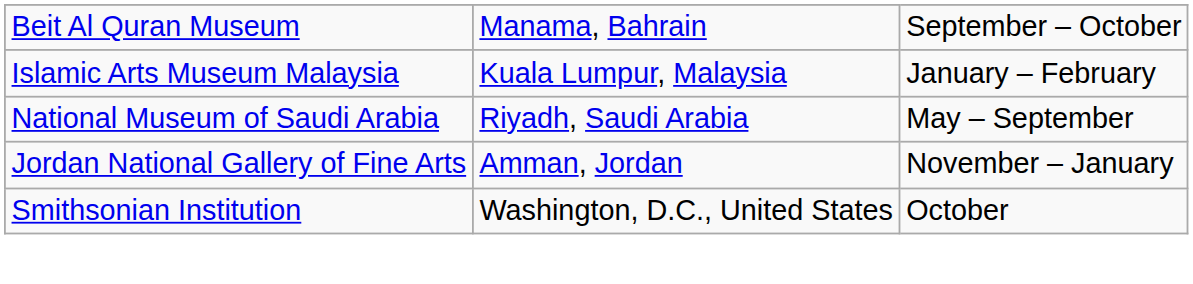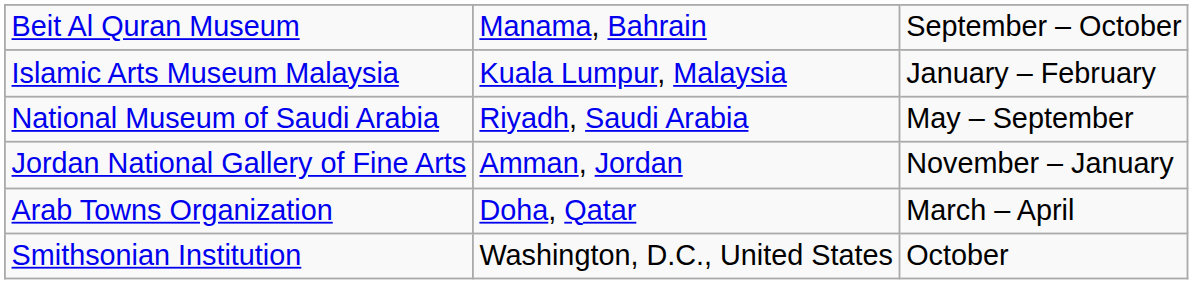+ row: (172, 210)
